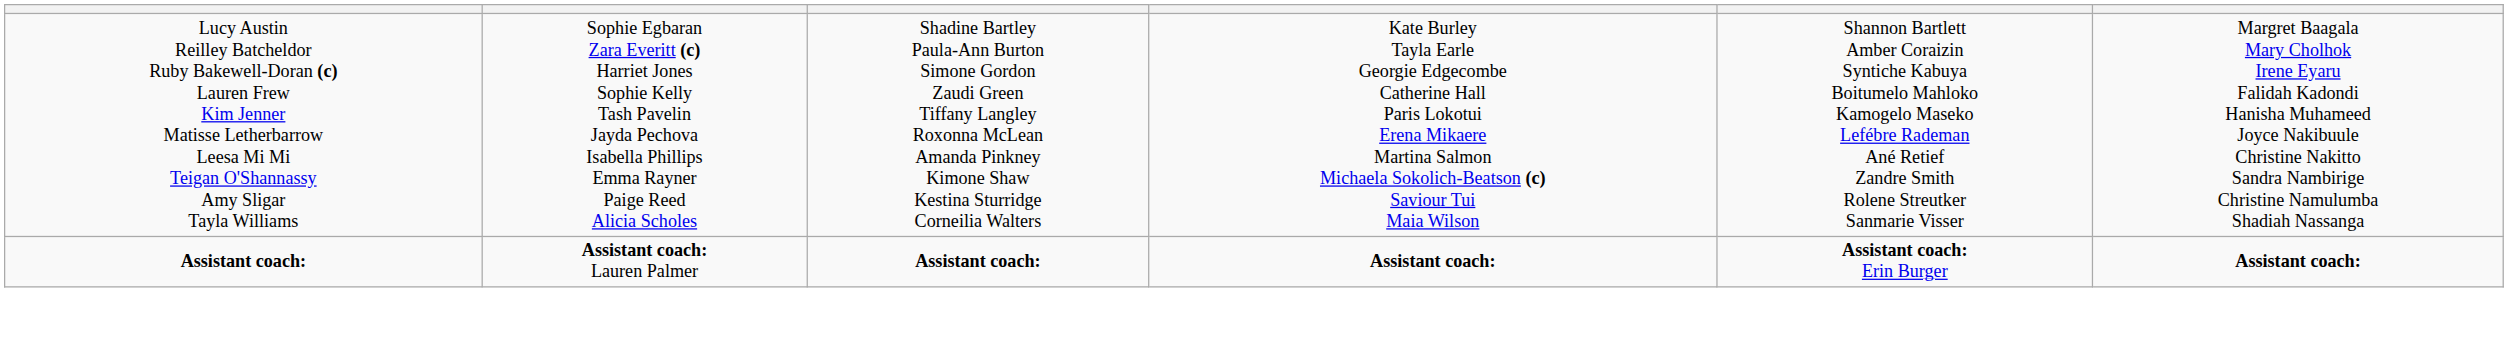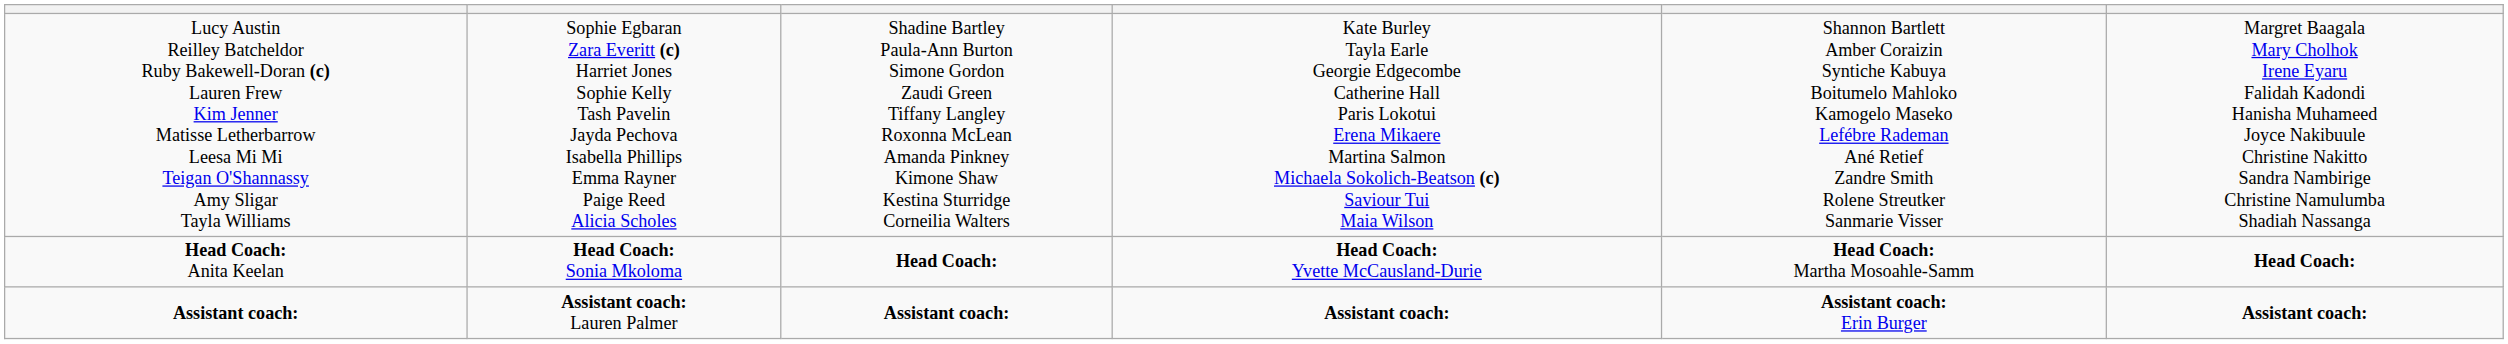+ row: (236, 261)
